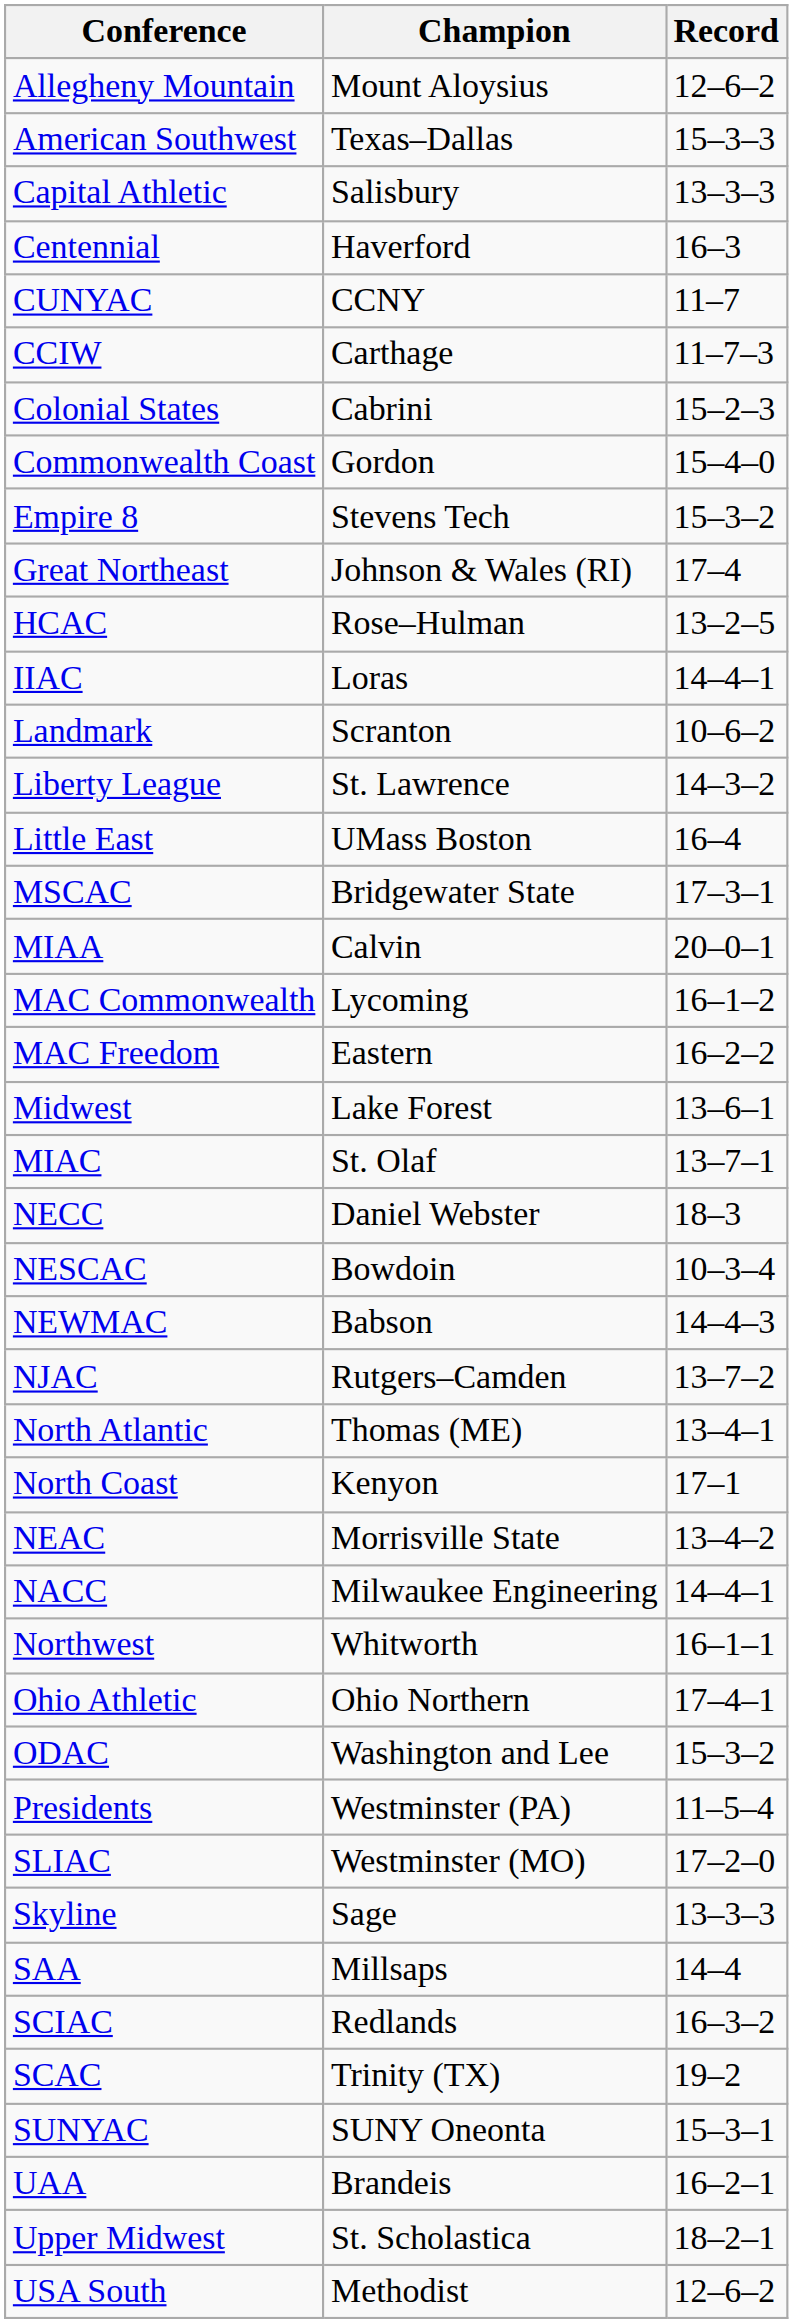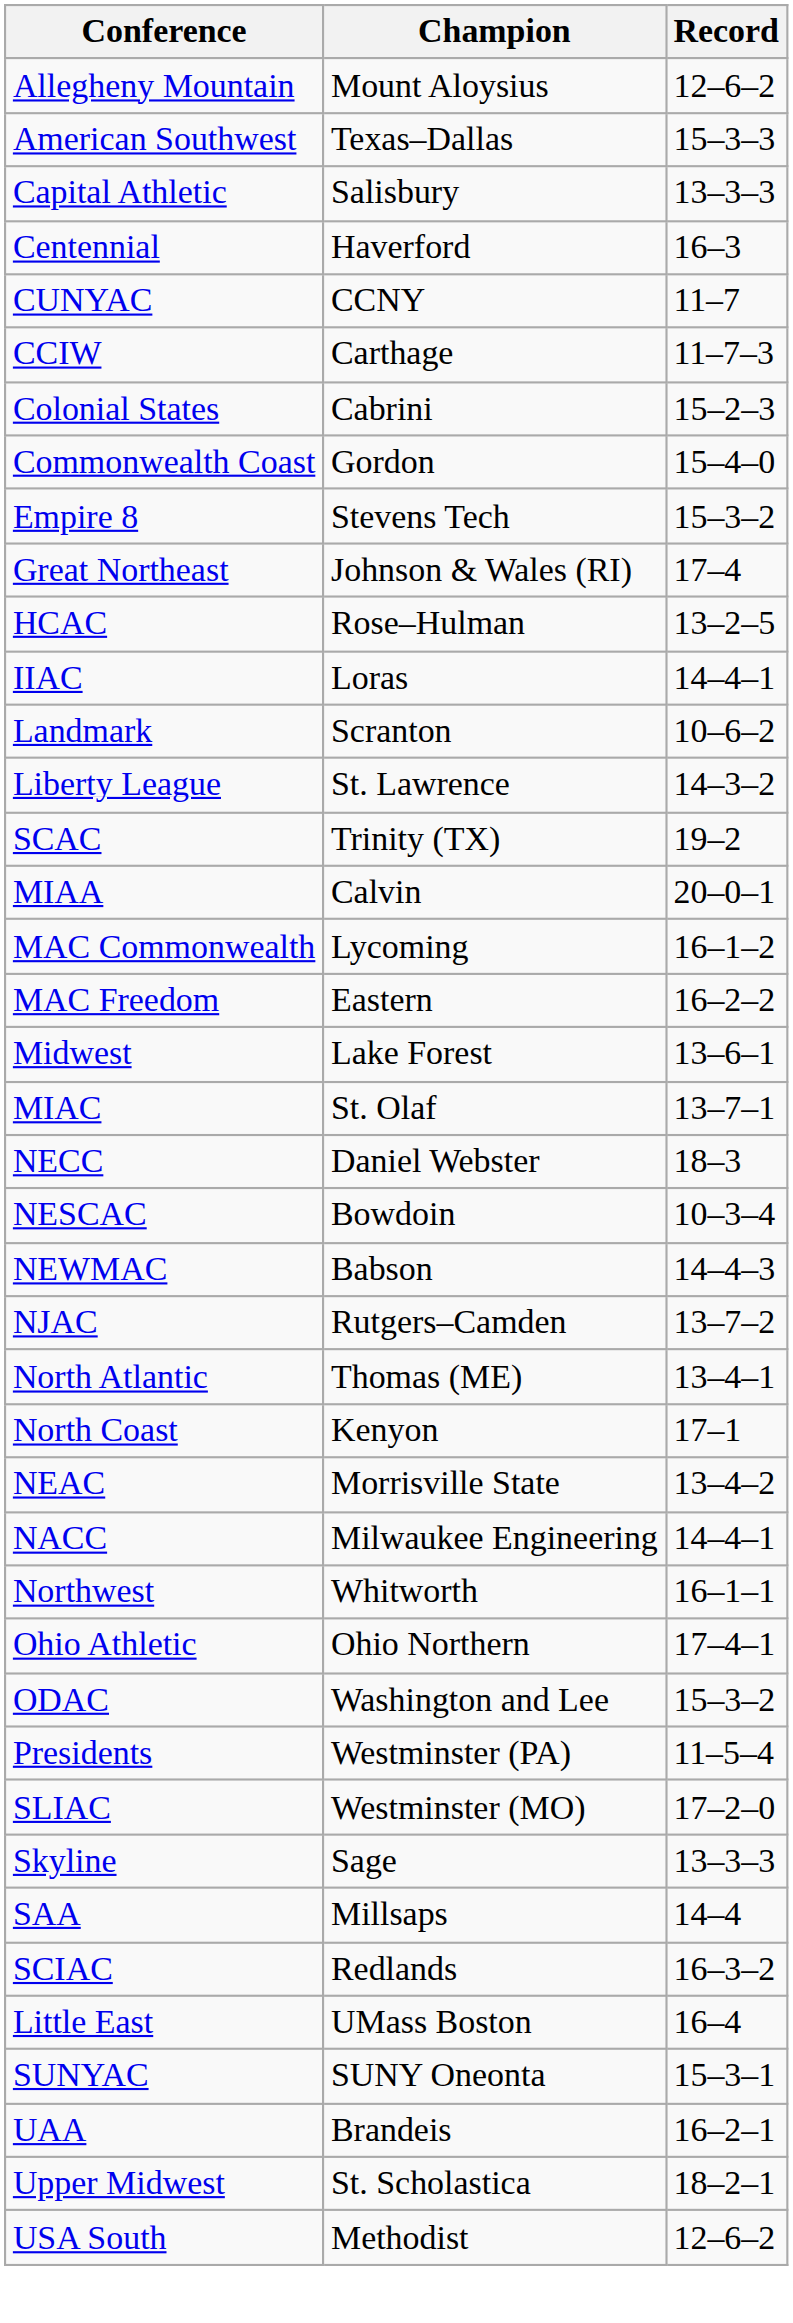rows swapped: (83, 838) <-> (57, 2075)
- row: (72, 892)
